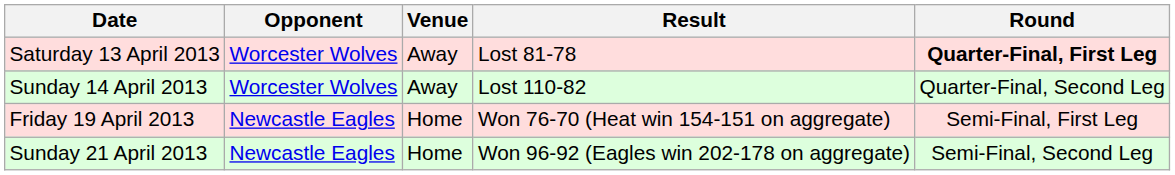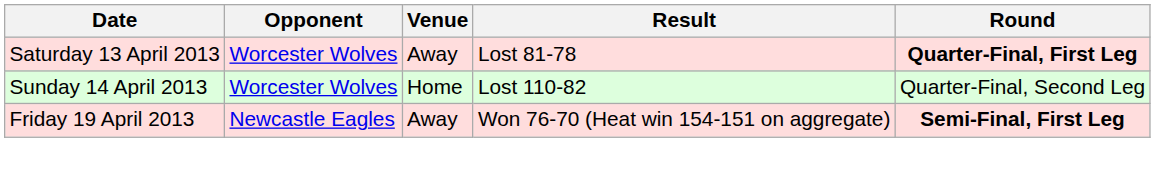(432, 86) Away -> (435, 86) Home
(435, 119) Home -> (432, 119) Away
(1042, 119) normal -> (1022, 119) bold
- row: (108, 152)
